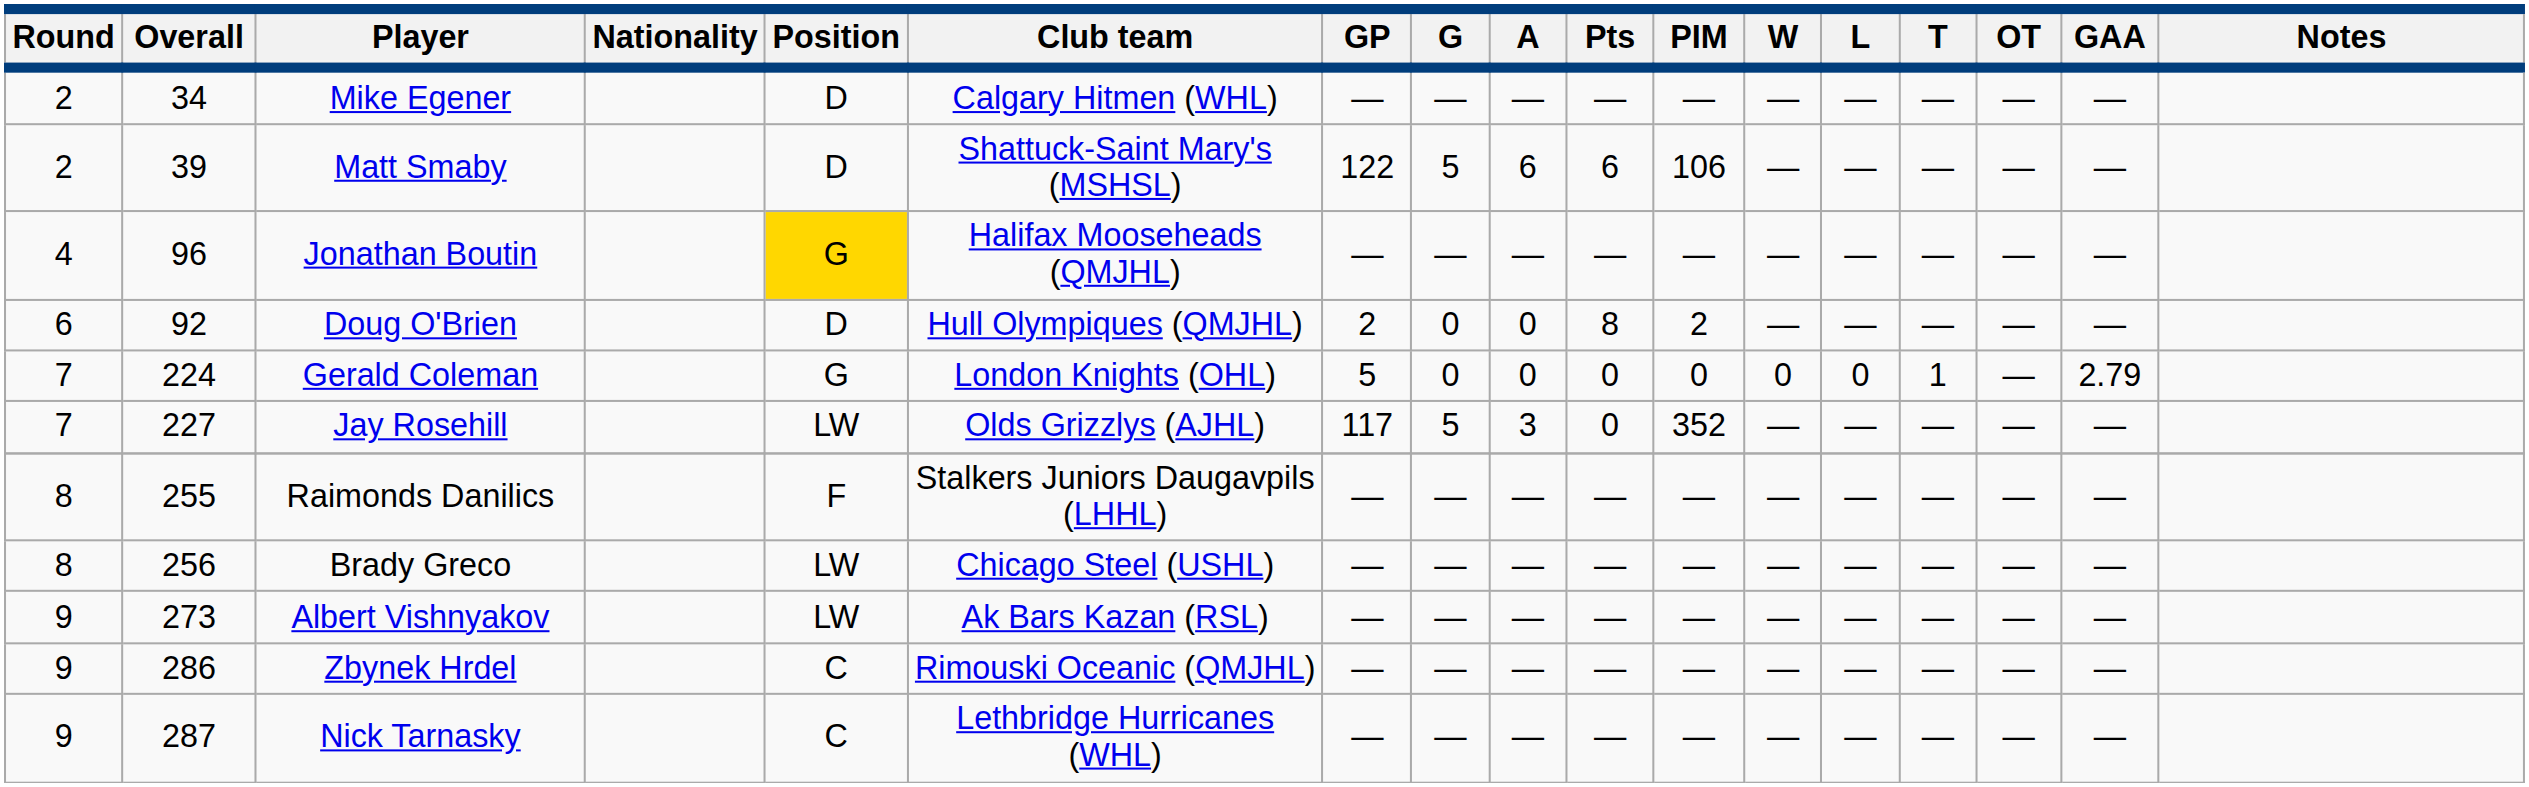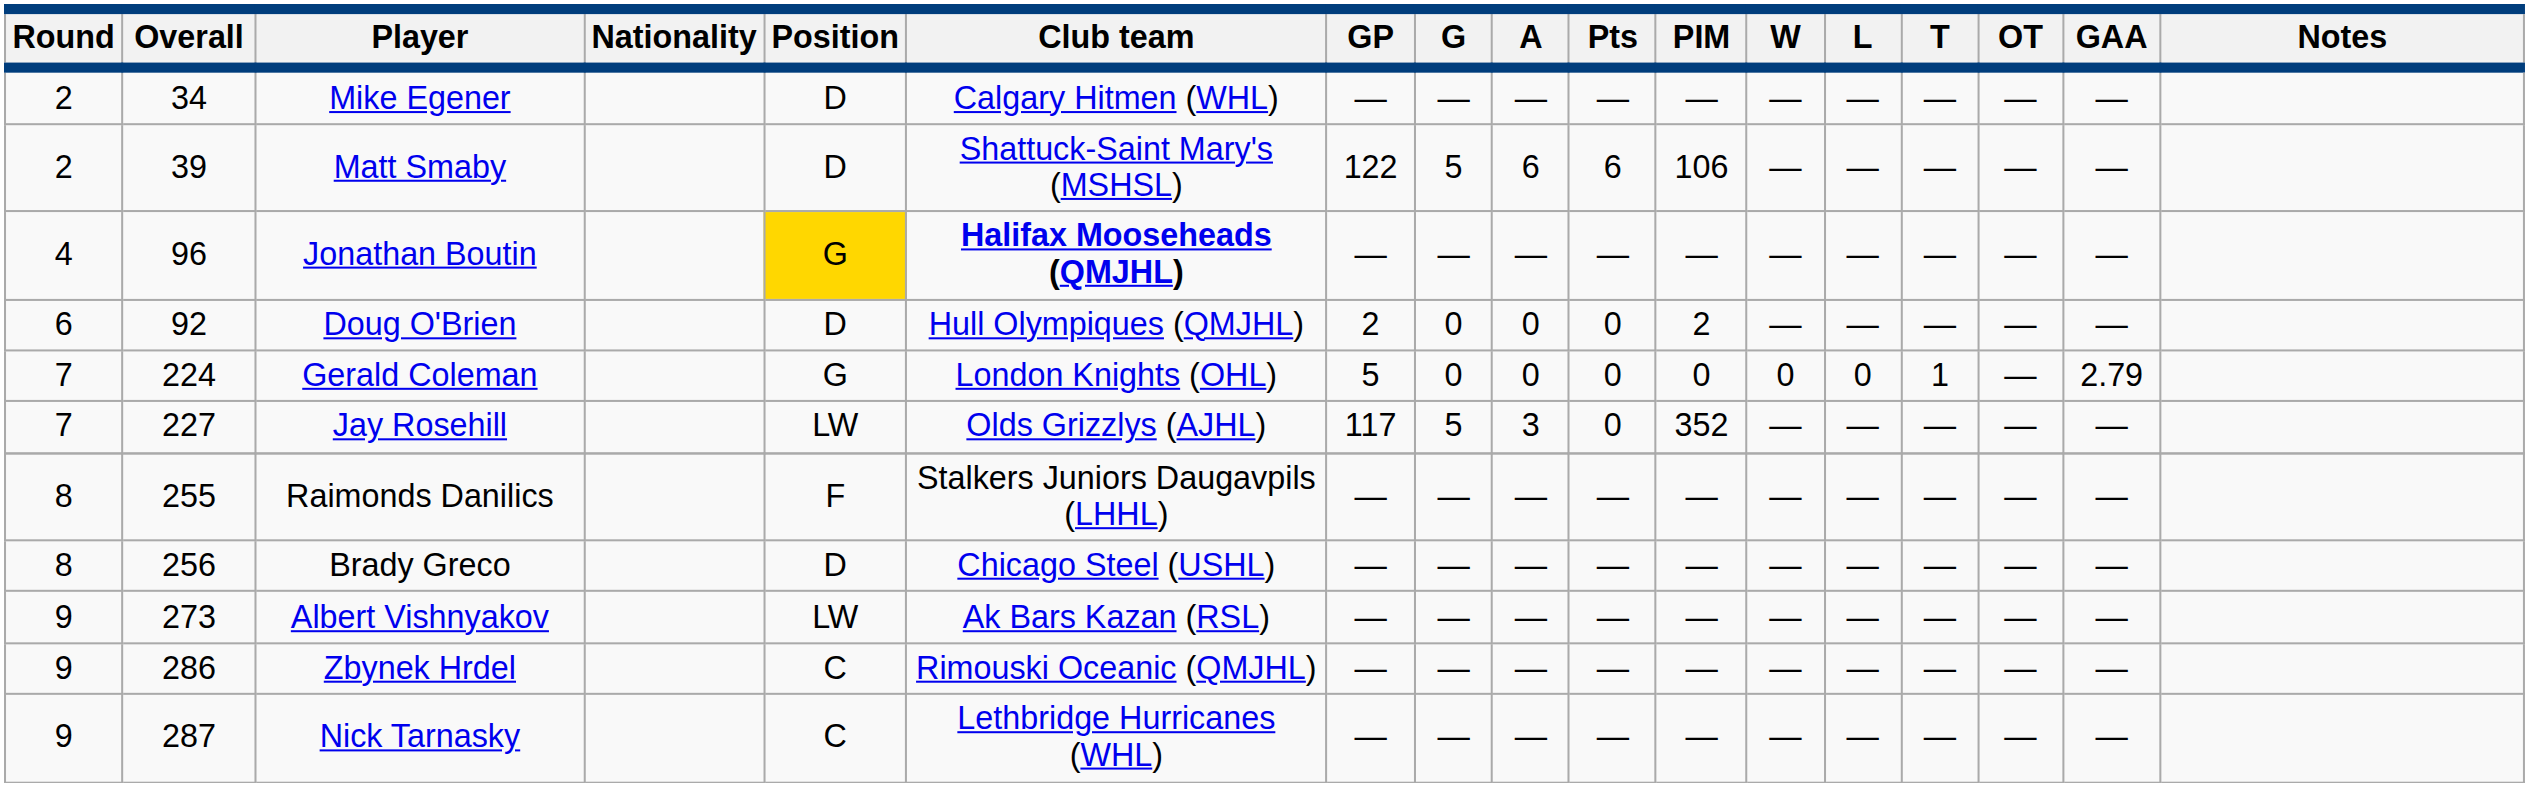(1115, 254) normal -> (1116, 254) bold
(1610, 324) 8 -> (1613, 324) 0
(836, 565) LW -> (835, 565) D
